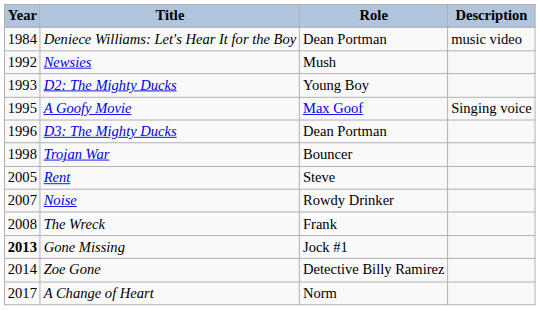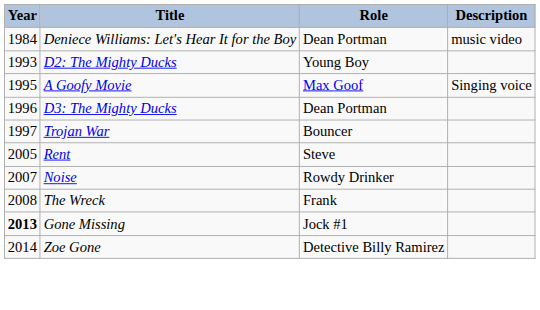- row: (68, 62)
(22, 154) 1998 -> (22, 131) 1997
- row: (99, 293)
